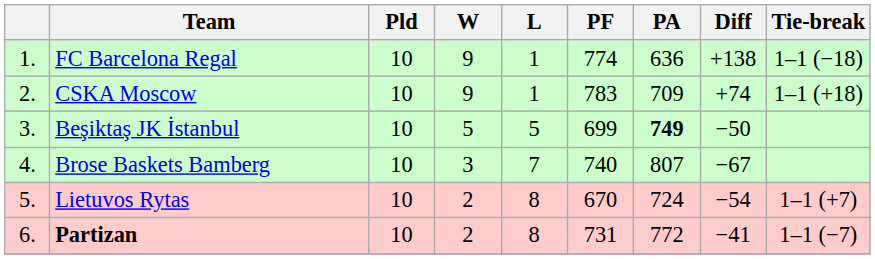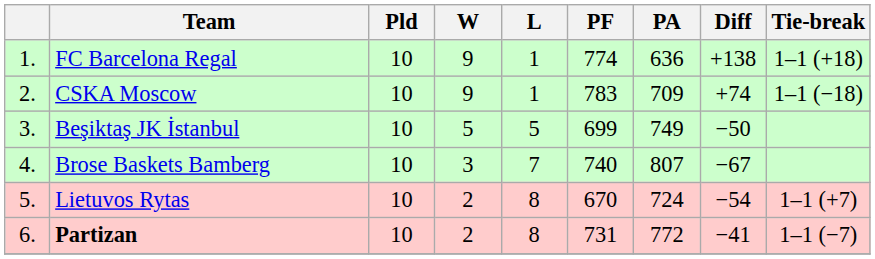(818, 57) 1–1 (−18) -> (818, 57) 1–1 (+18)
(818, 93) 1–1 (+18) -> (818, 93) 1–1 (−18)
(667, 128) bold -> (667, 128) normal
